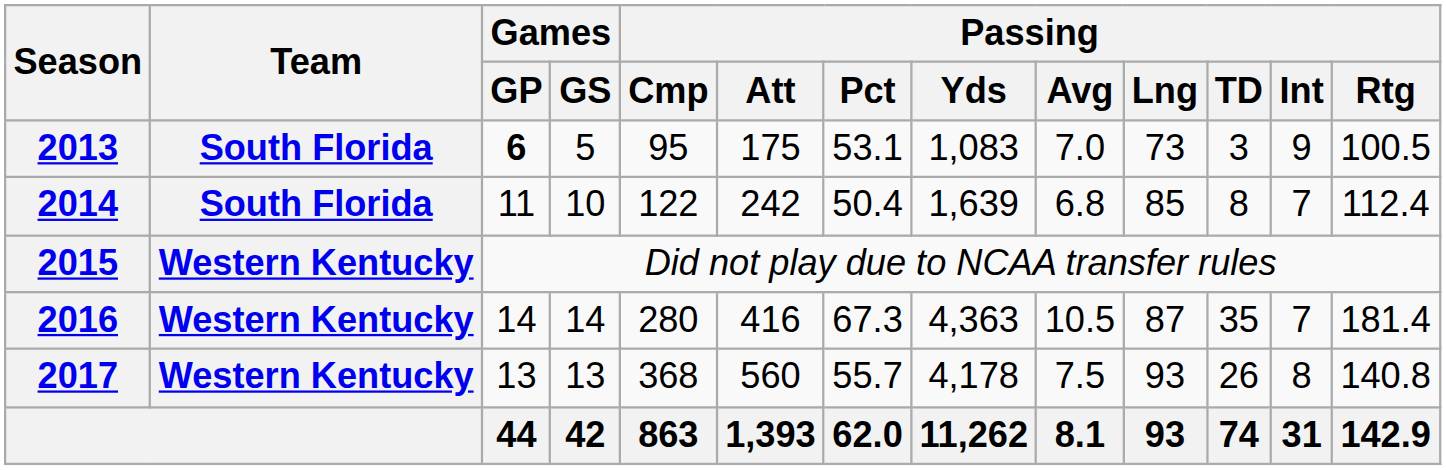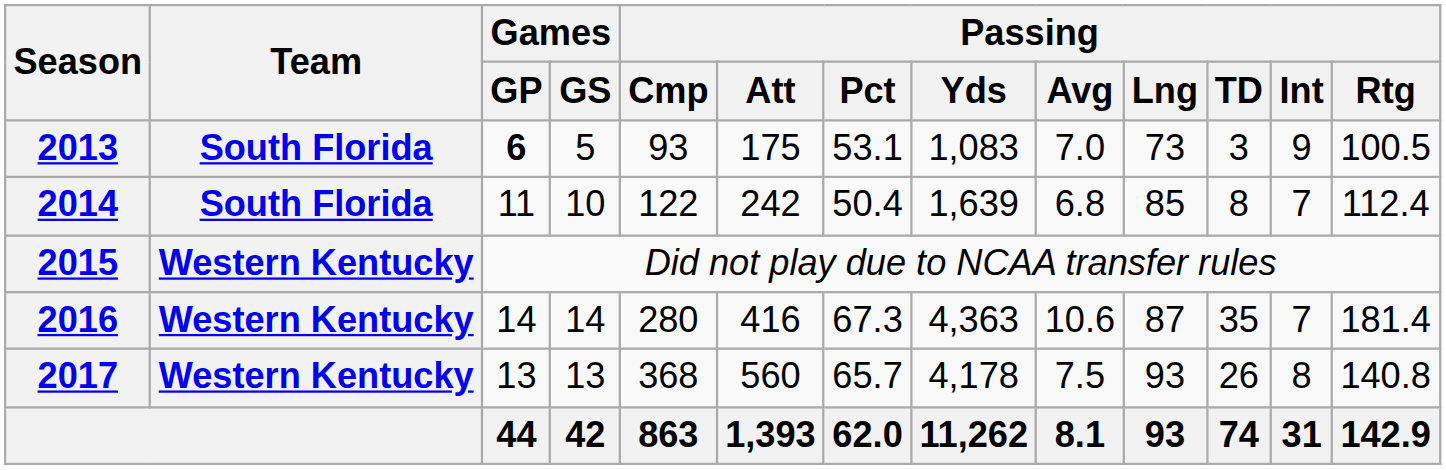(668, 147) 95 -> (668, 147) 93
(1080, 319) 10.5 -> (1080, 319) 10.6
(868, 377) 55.7 -> (868, 377) 65.7
